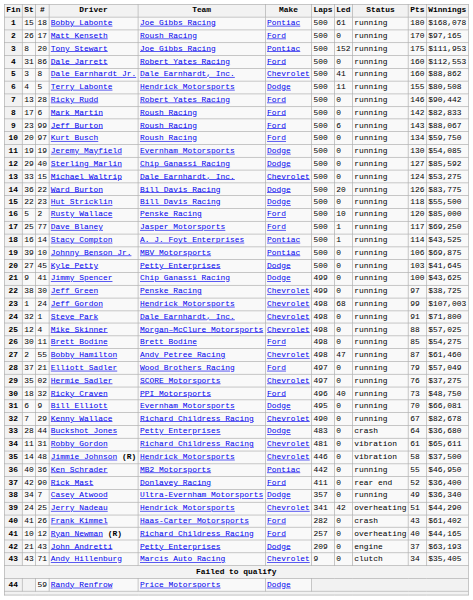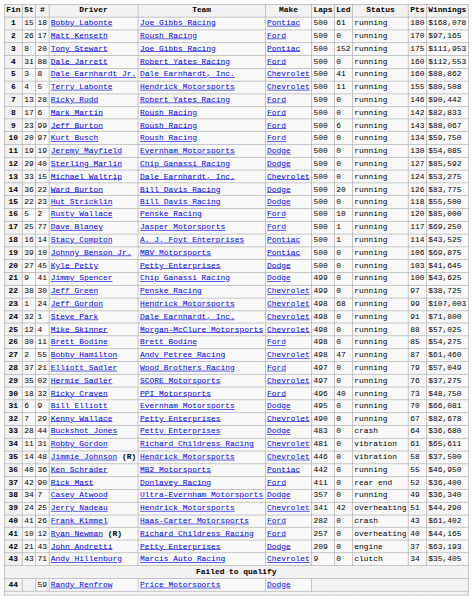(42, 62) 86 -> (42, 62) 88
(279, 88) Dodge -> (288, 88) Chevrolet
(197, 419) Richard Childress Racing -> (180, 419) Petty Enterprises
